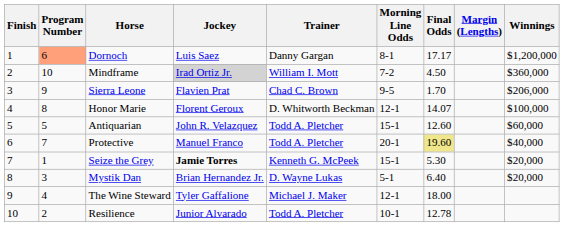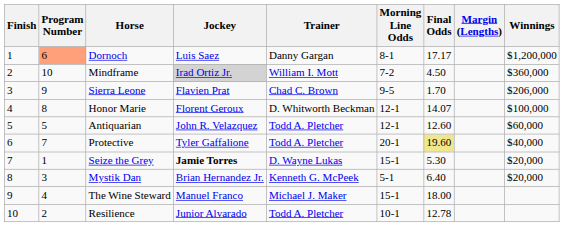(390, 125) 15-1 -> (390, 125) 12-1
(209, 143) Manuel Franco -> (212, 143) Tyler Gaffalione
(314, 160) Kenneth G. McPeek -> (306, 160) D. Wayne Lukas
(306, 178) D. Wayne Lukas -> (314, 178) Kenneth G. McPeek
(212, 195) Tyler Gaffalione -> (209, 195) Manuel Franco
(390, 195) 12-1 -> (390, 195) 15-1
